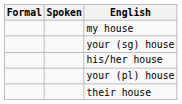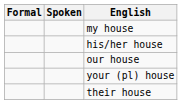- row: (130, 44)
+ row: (113, 60)
